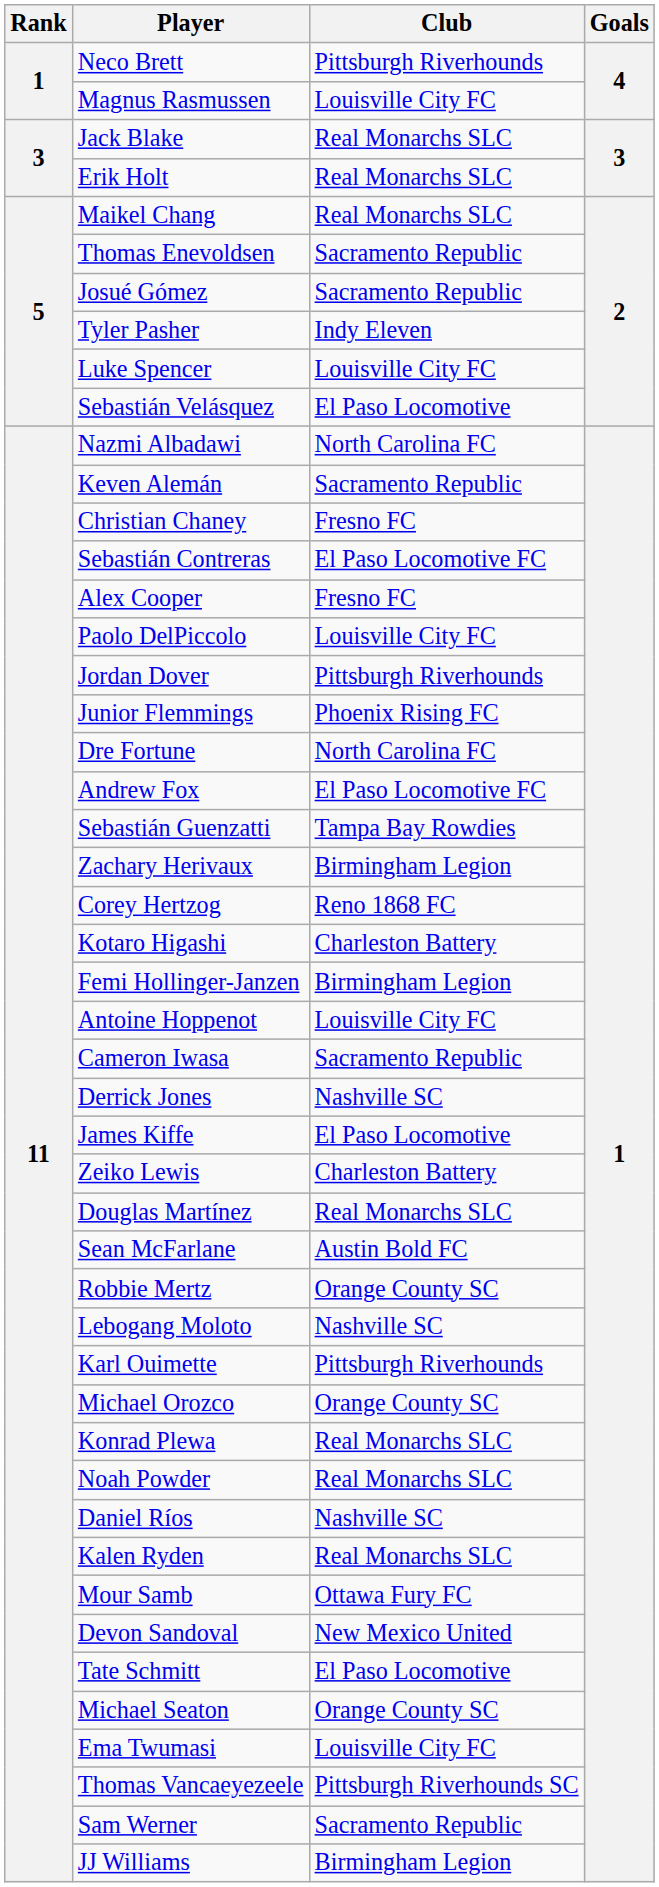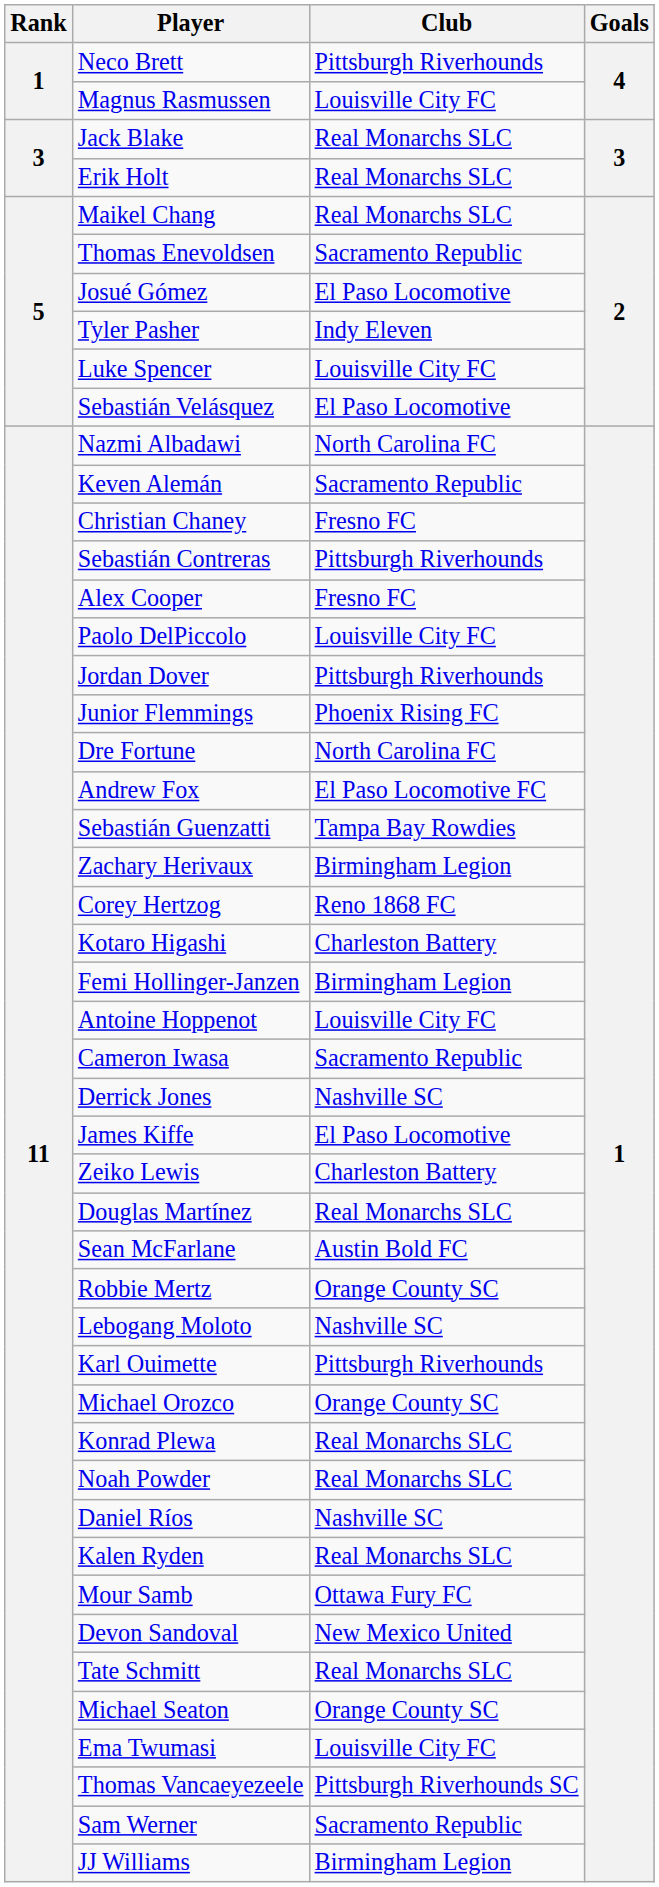(418, 291) Sacramento Republic -> (413, 291) El Paso Locomotive
(430, 560) El Paso Locomotive FC -> (429, 560) Pittsburgh Riverhounds
(413, 1671) El Paso Locomotive -> (413, 1671) Real Monarchs SLC
